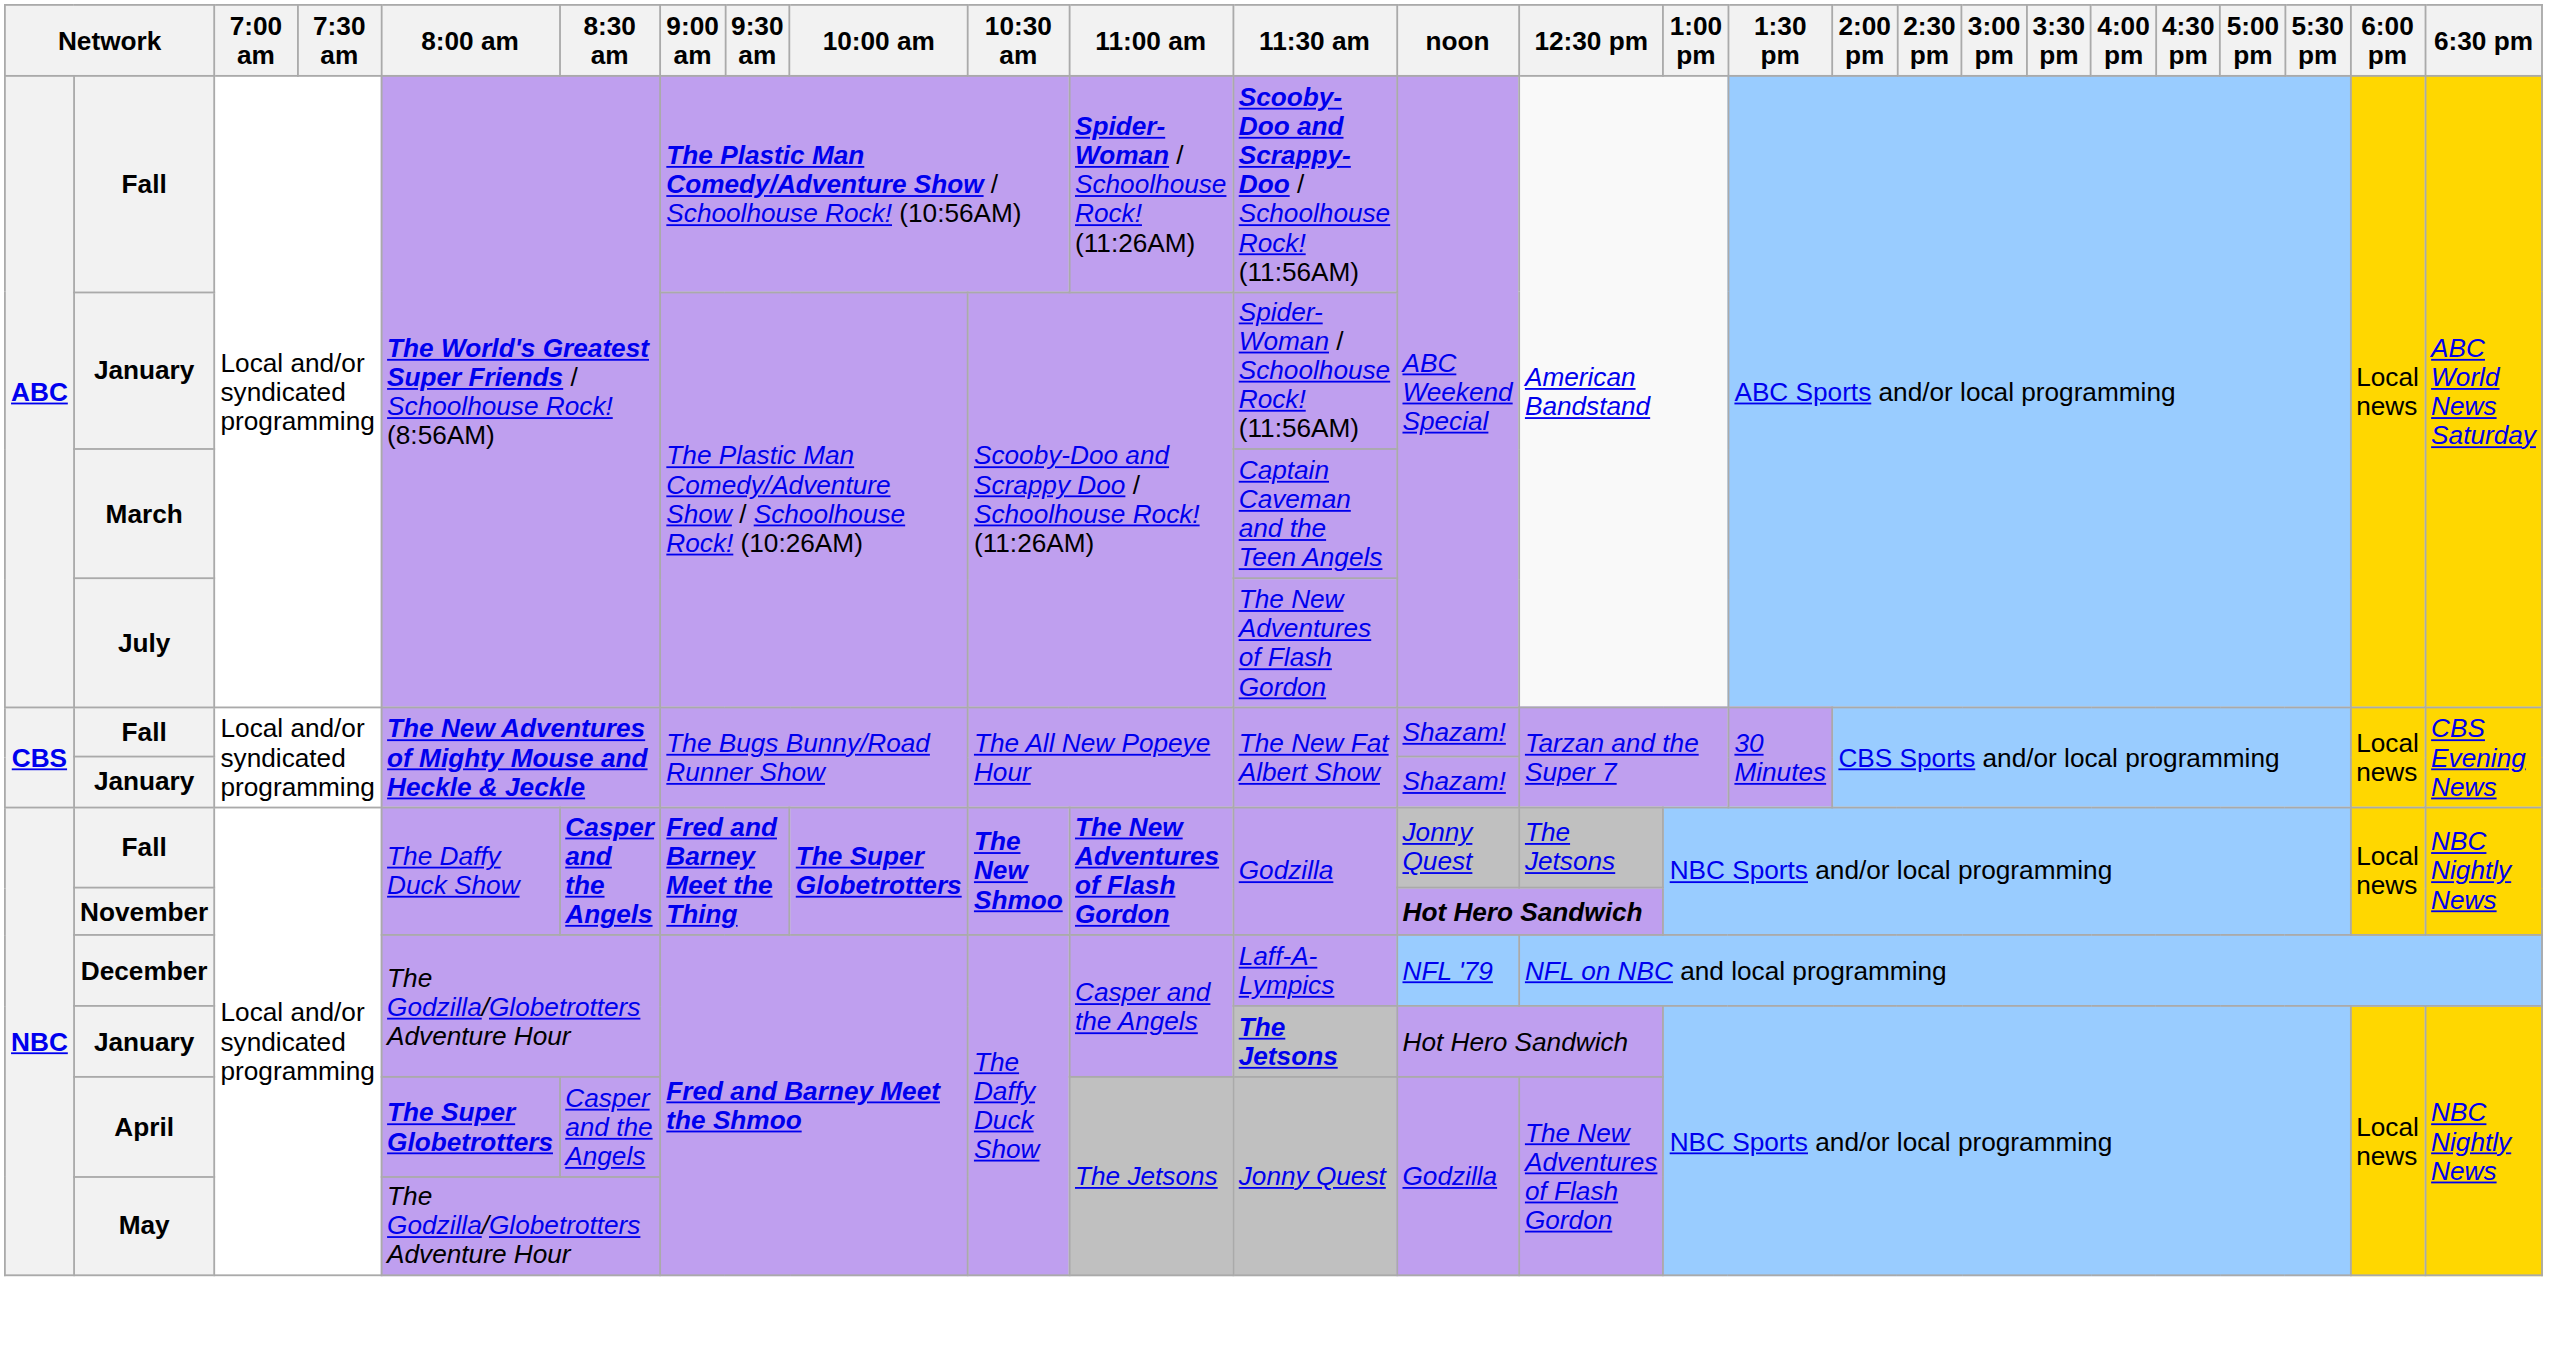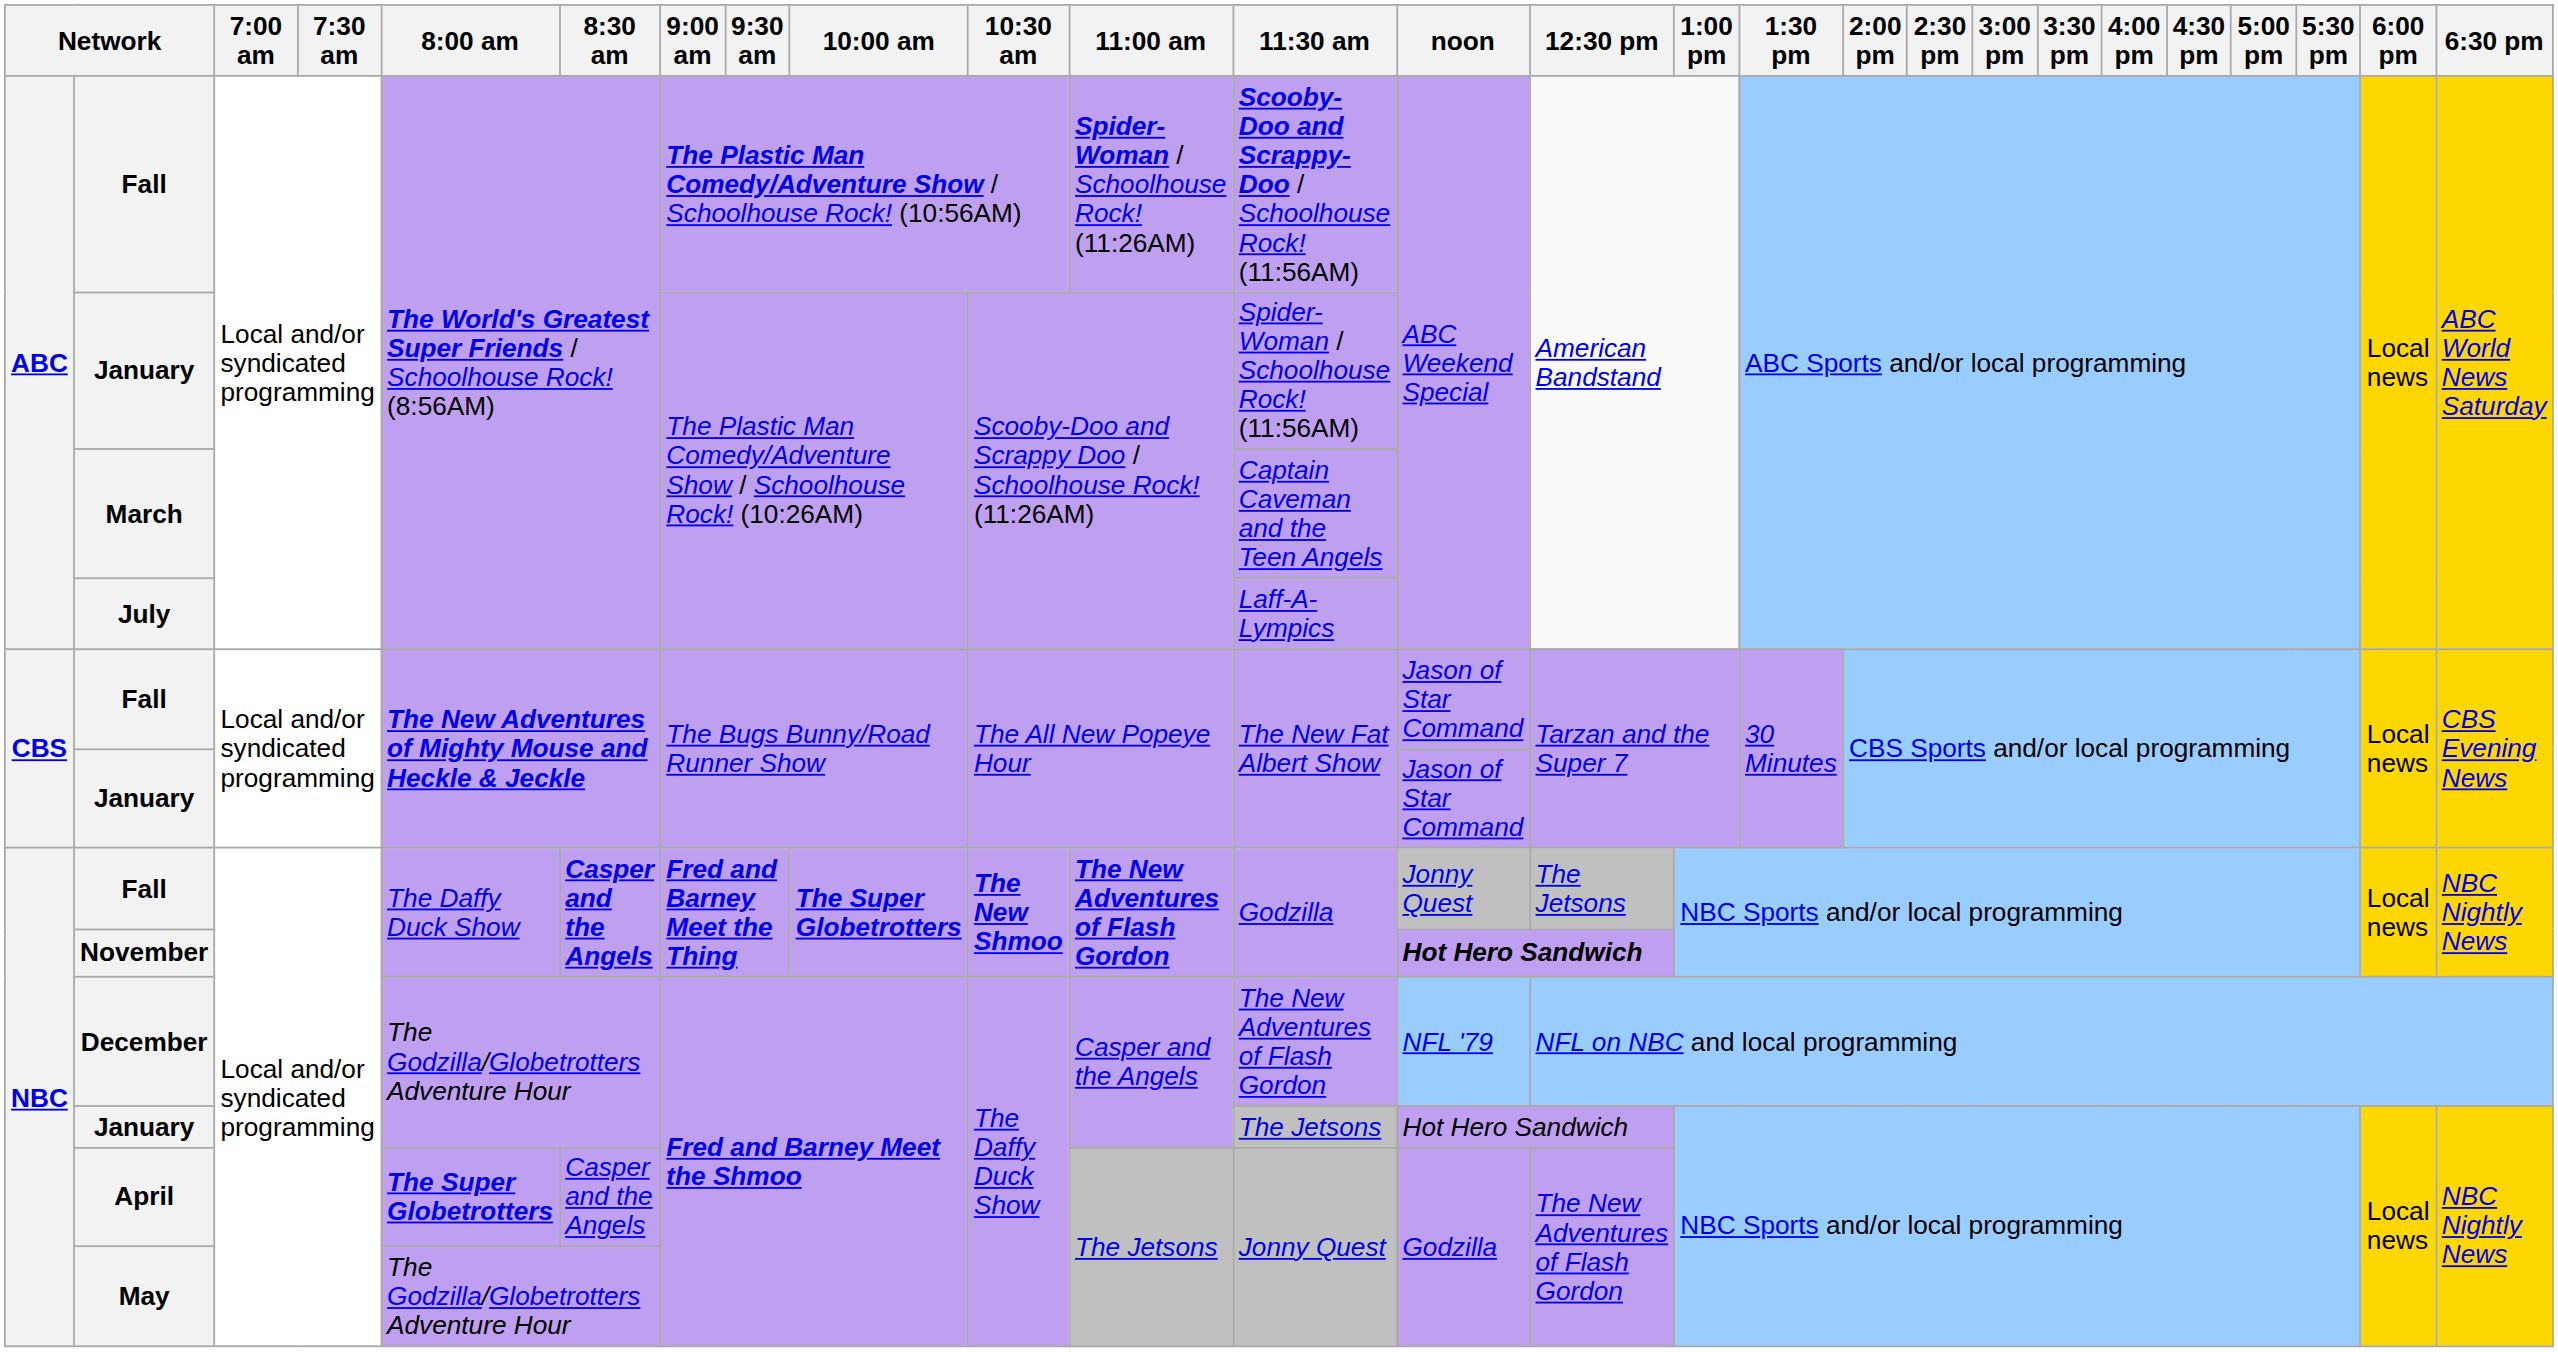(1305, 643) The New Adventures of Flash Gordon -> (1287, 614) Laff-A-Lympics
(1454, 732) Shazam! -> (1463, 699) Jason of Star Command
(1454, 782) Shazam! -> (1463, 799) Jason of Star Command
(1287, 971) Laff-A-Lympics -> (1305, 1042) The New Adventures of Flash Gordon
(1288, 1042) bold -> (1310, 1127) normal
